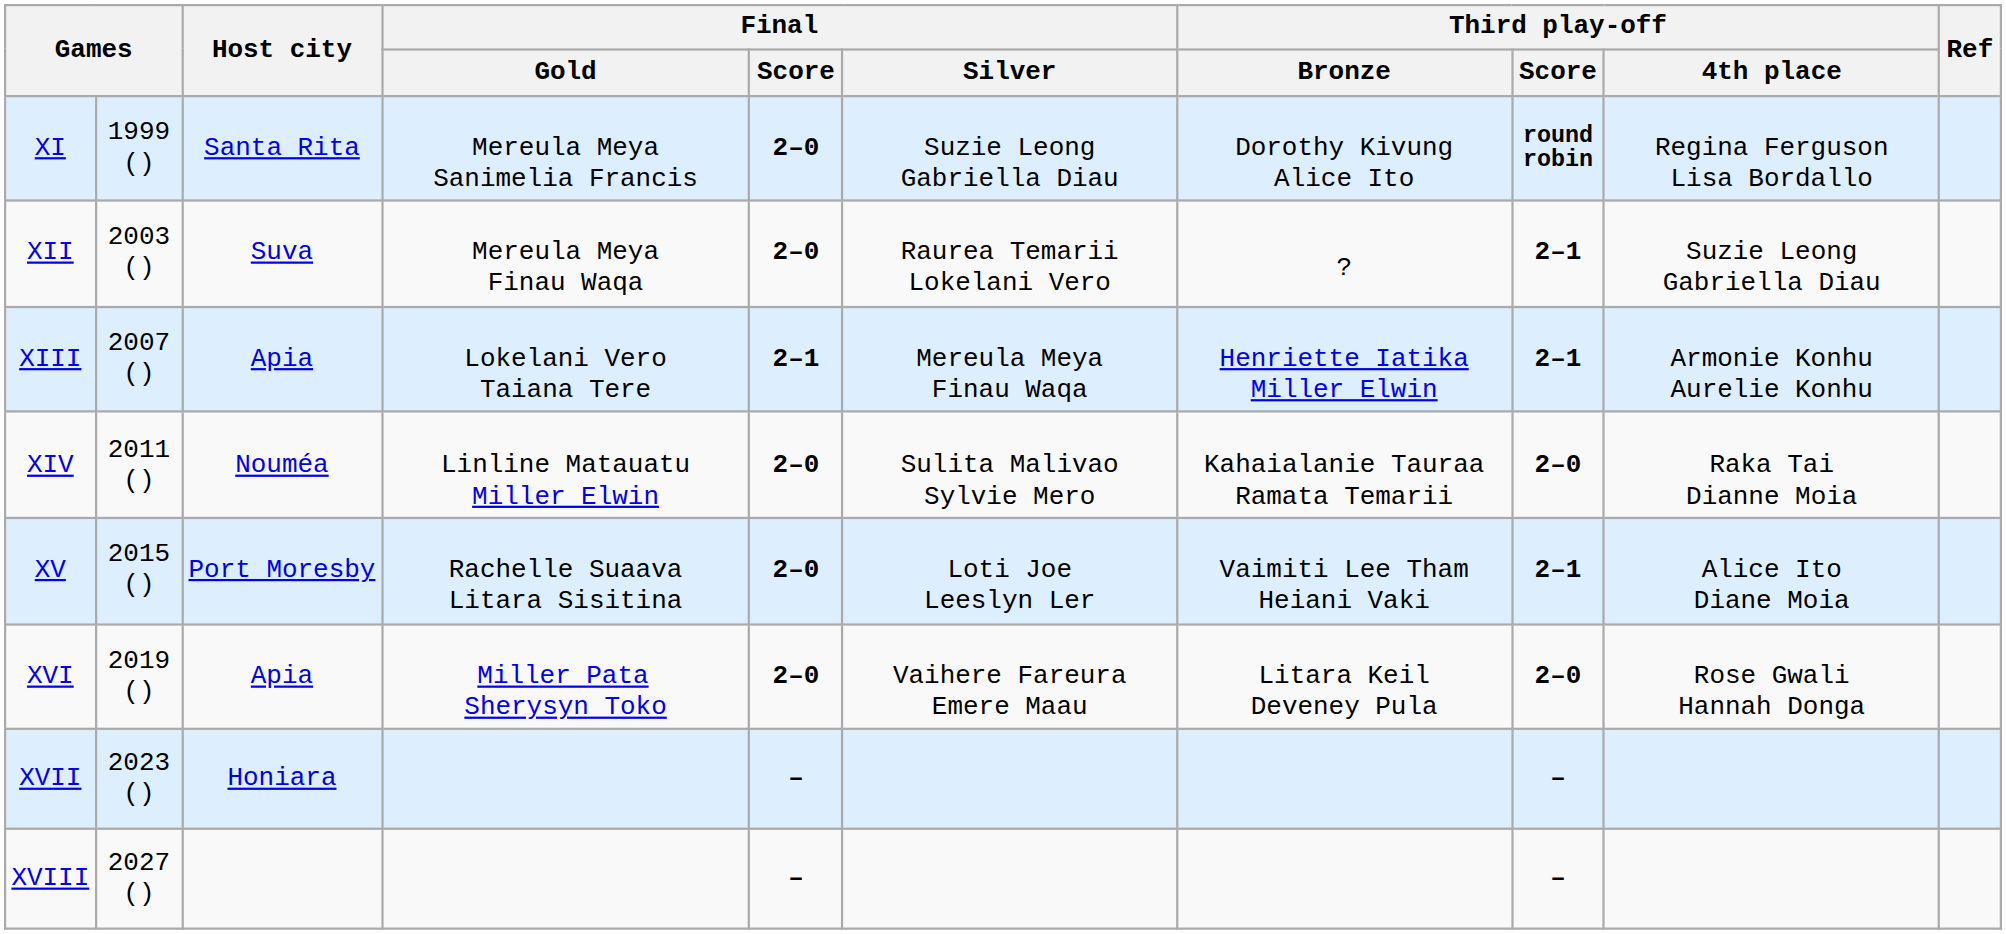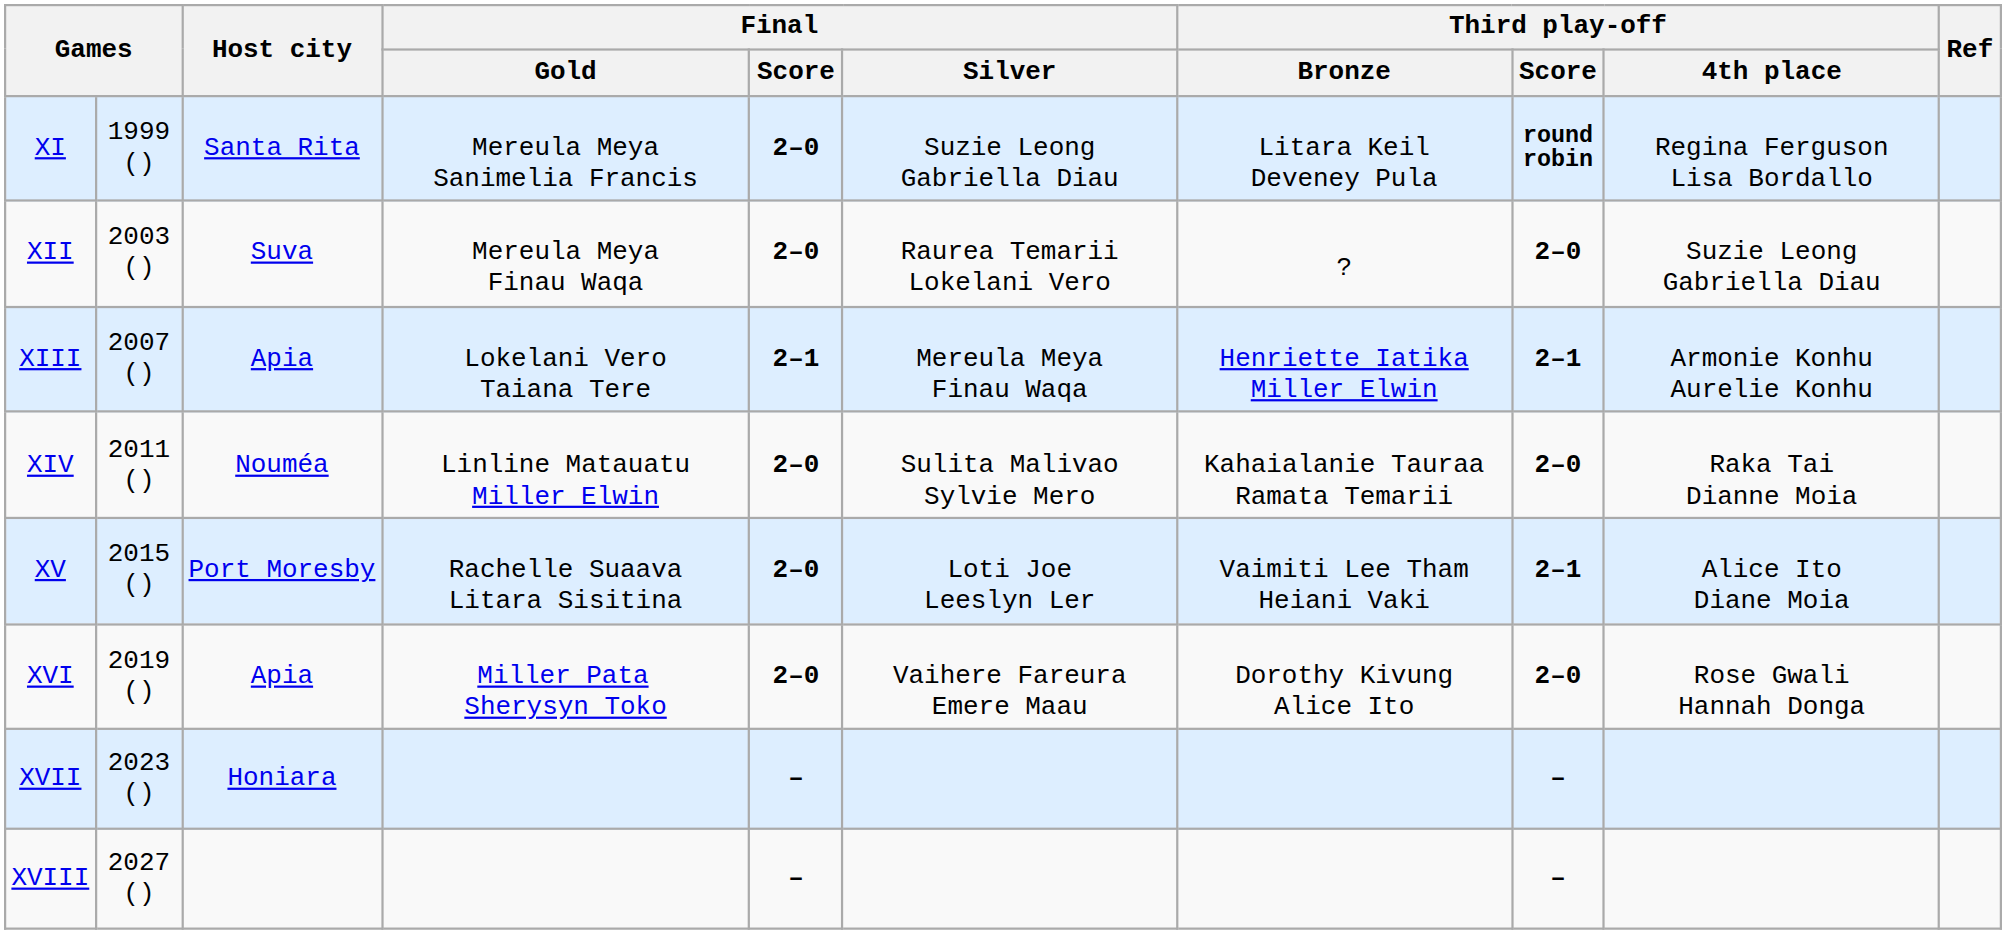(1344, 163) Dorothy Kivung Alice Ito -> (1344, 163) Litara Keil Deveney Pula
(1558, 253) 2–1 -> (1558, 253) 2–0
(1344, 692) Litara Keil Deveney Pula -> (1344, 692) Dorothy Kivung Alice Ito
